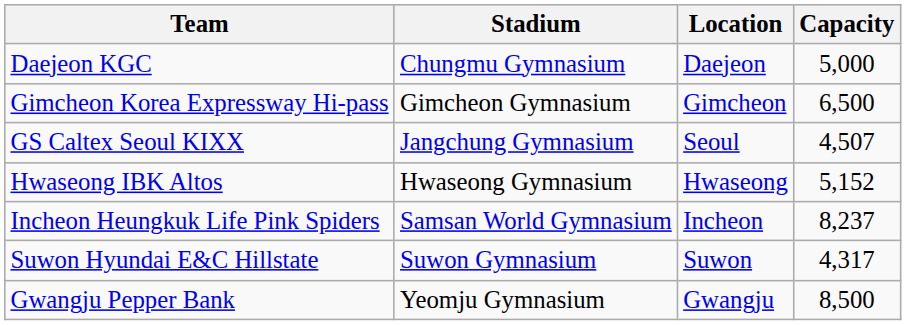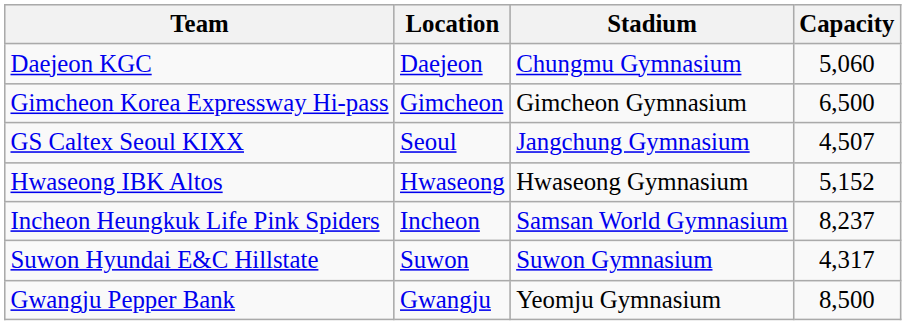columns swapped: (736, 24) <-> (536, 24)
(847, 63) 5,000 -> (847, 63) 5,060
